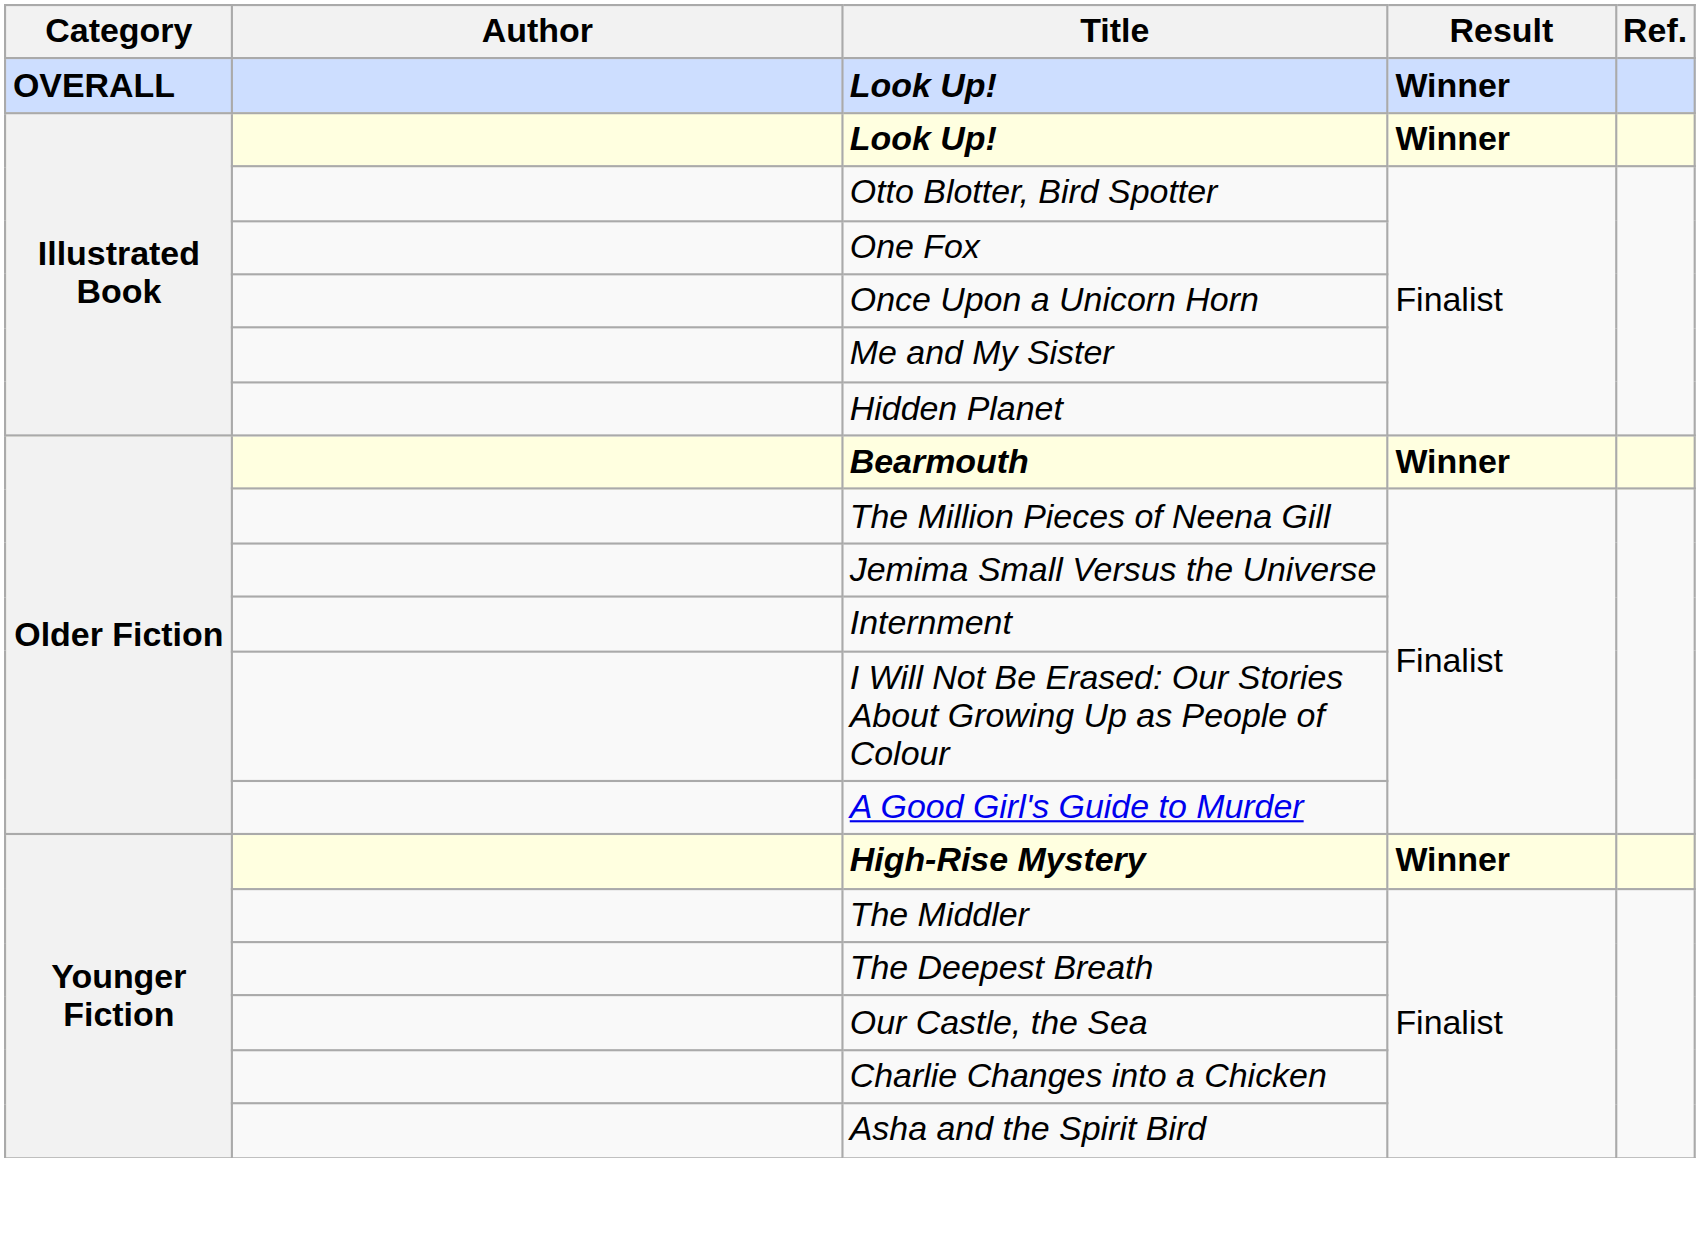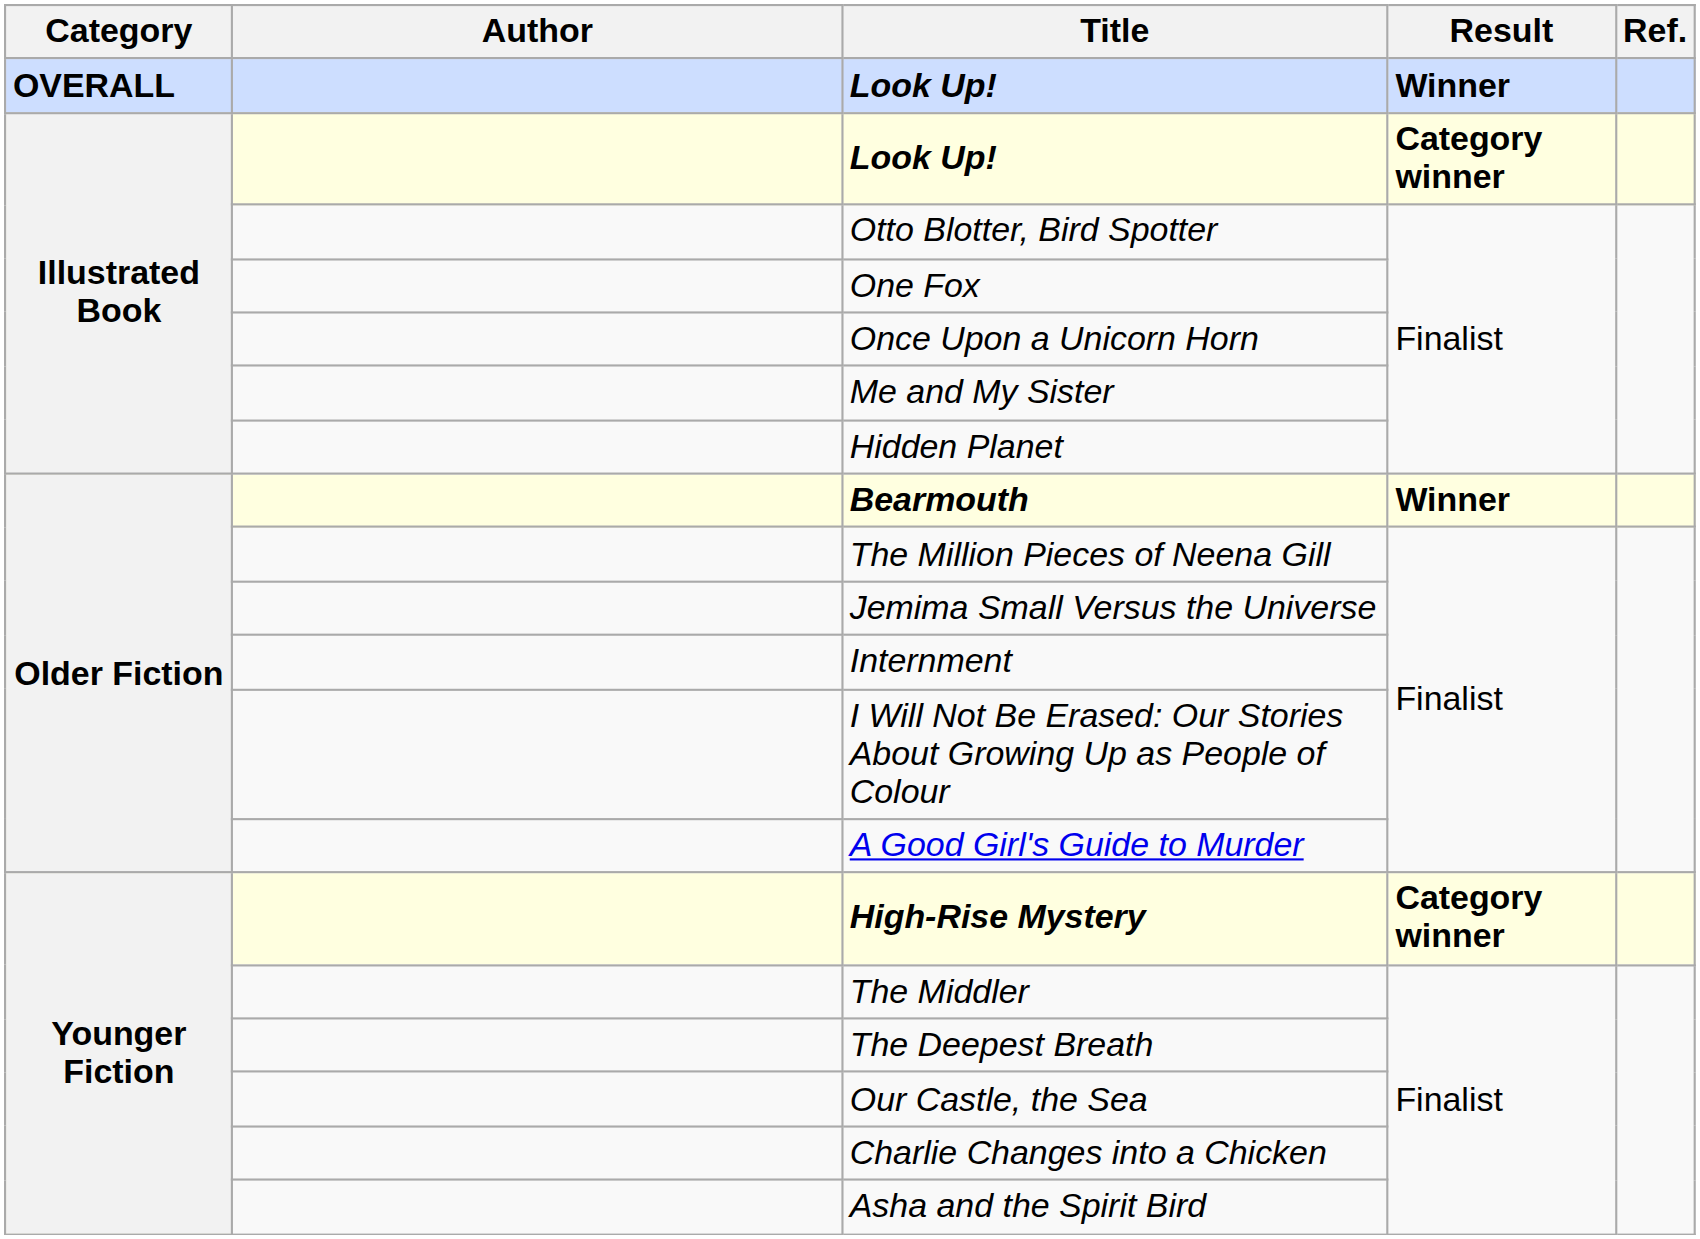(1453, 138) Winner -> (1469, 158) Category winner
(1453, 860) Winner -> (1469, 918) Category winner
